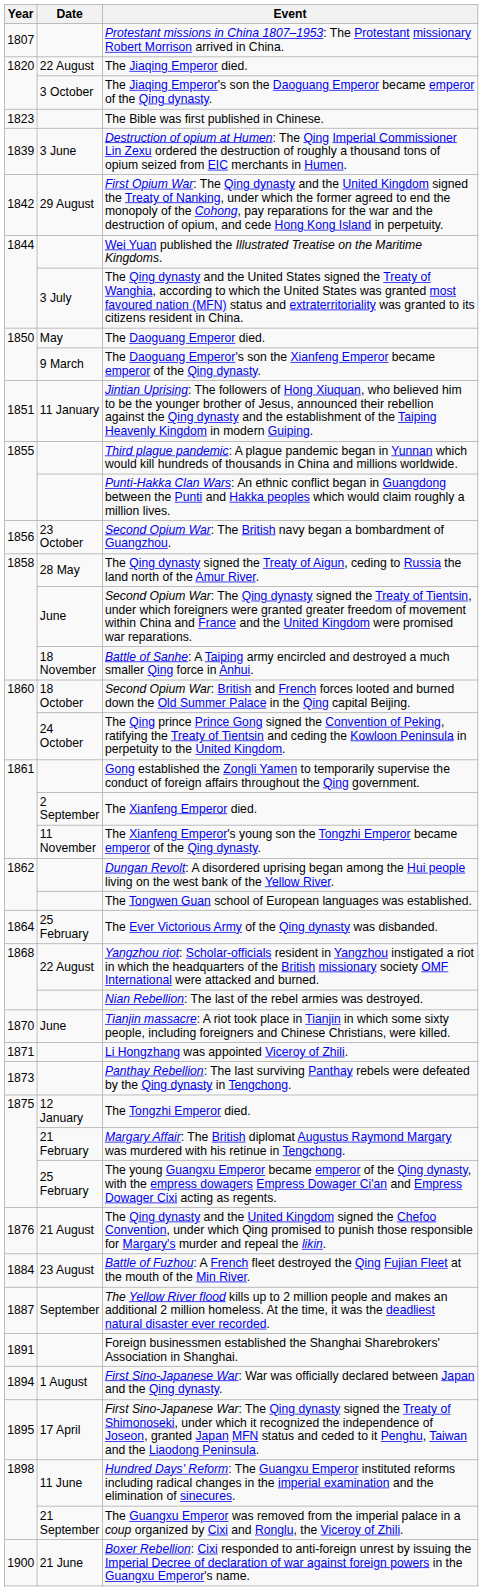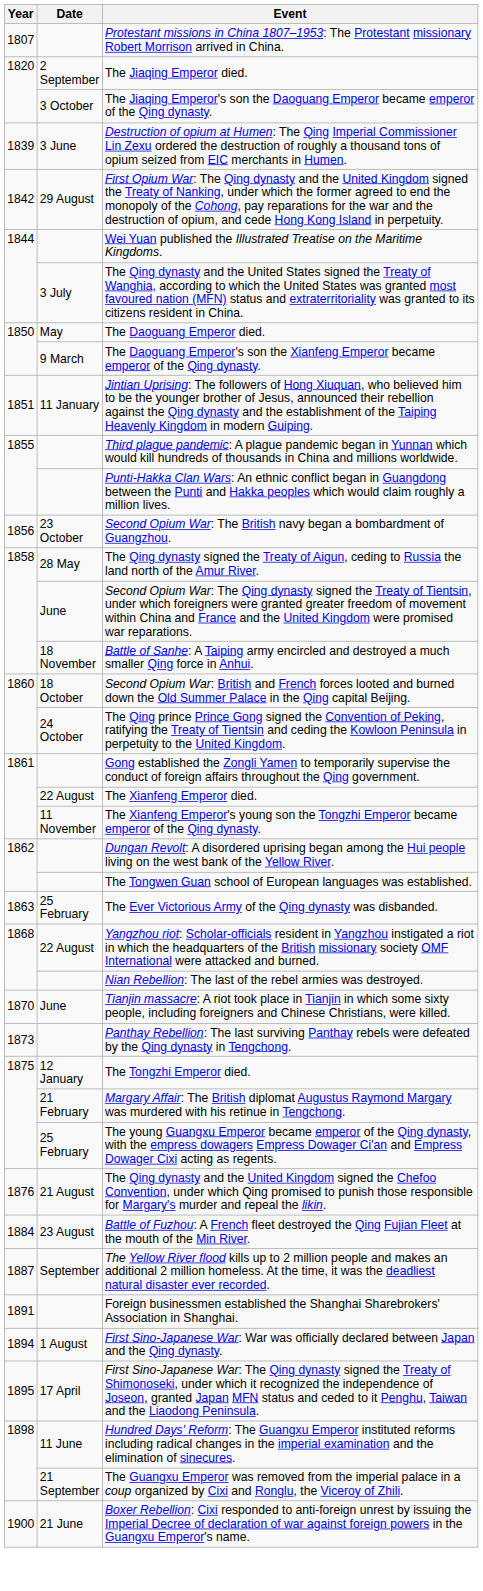(67, 66) 22 August -> (70, 73) 2 September
- row: (214, 118)
(70, 809) 2 September -> (67, 796) 22 August
(21, 927) 1864 -> (21, 907) 1863
- row: (226, 1052)
